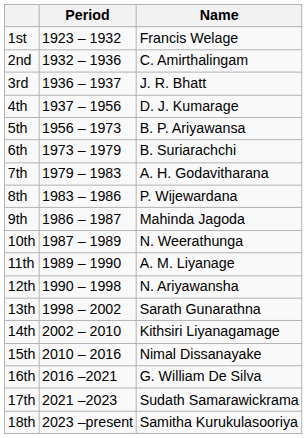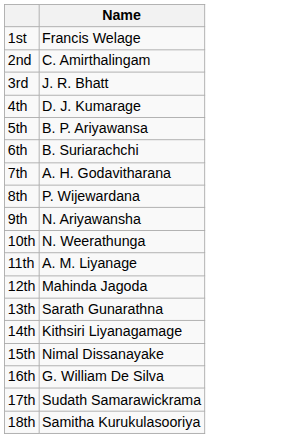- column: (88, 15)
(192, 219) Mahinda Jagoda -> (91, 219) N. Ariyawansha
(189, 286) N. Ariyawansha -> (95, 286) Mahinda Jagoda
